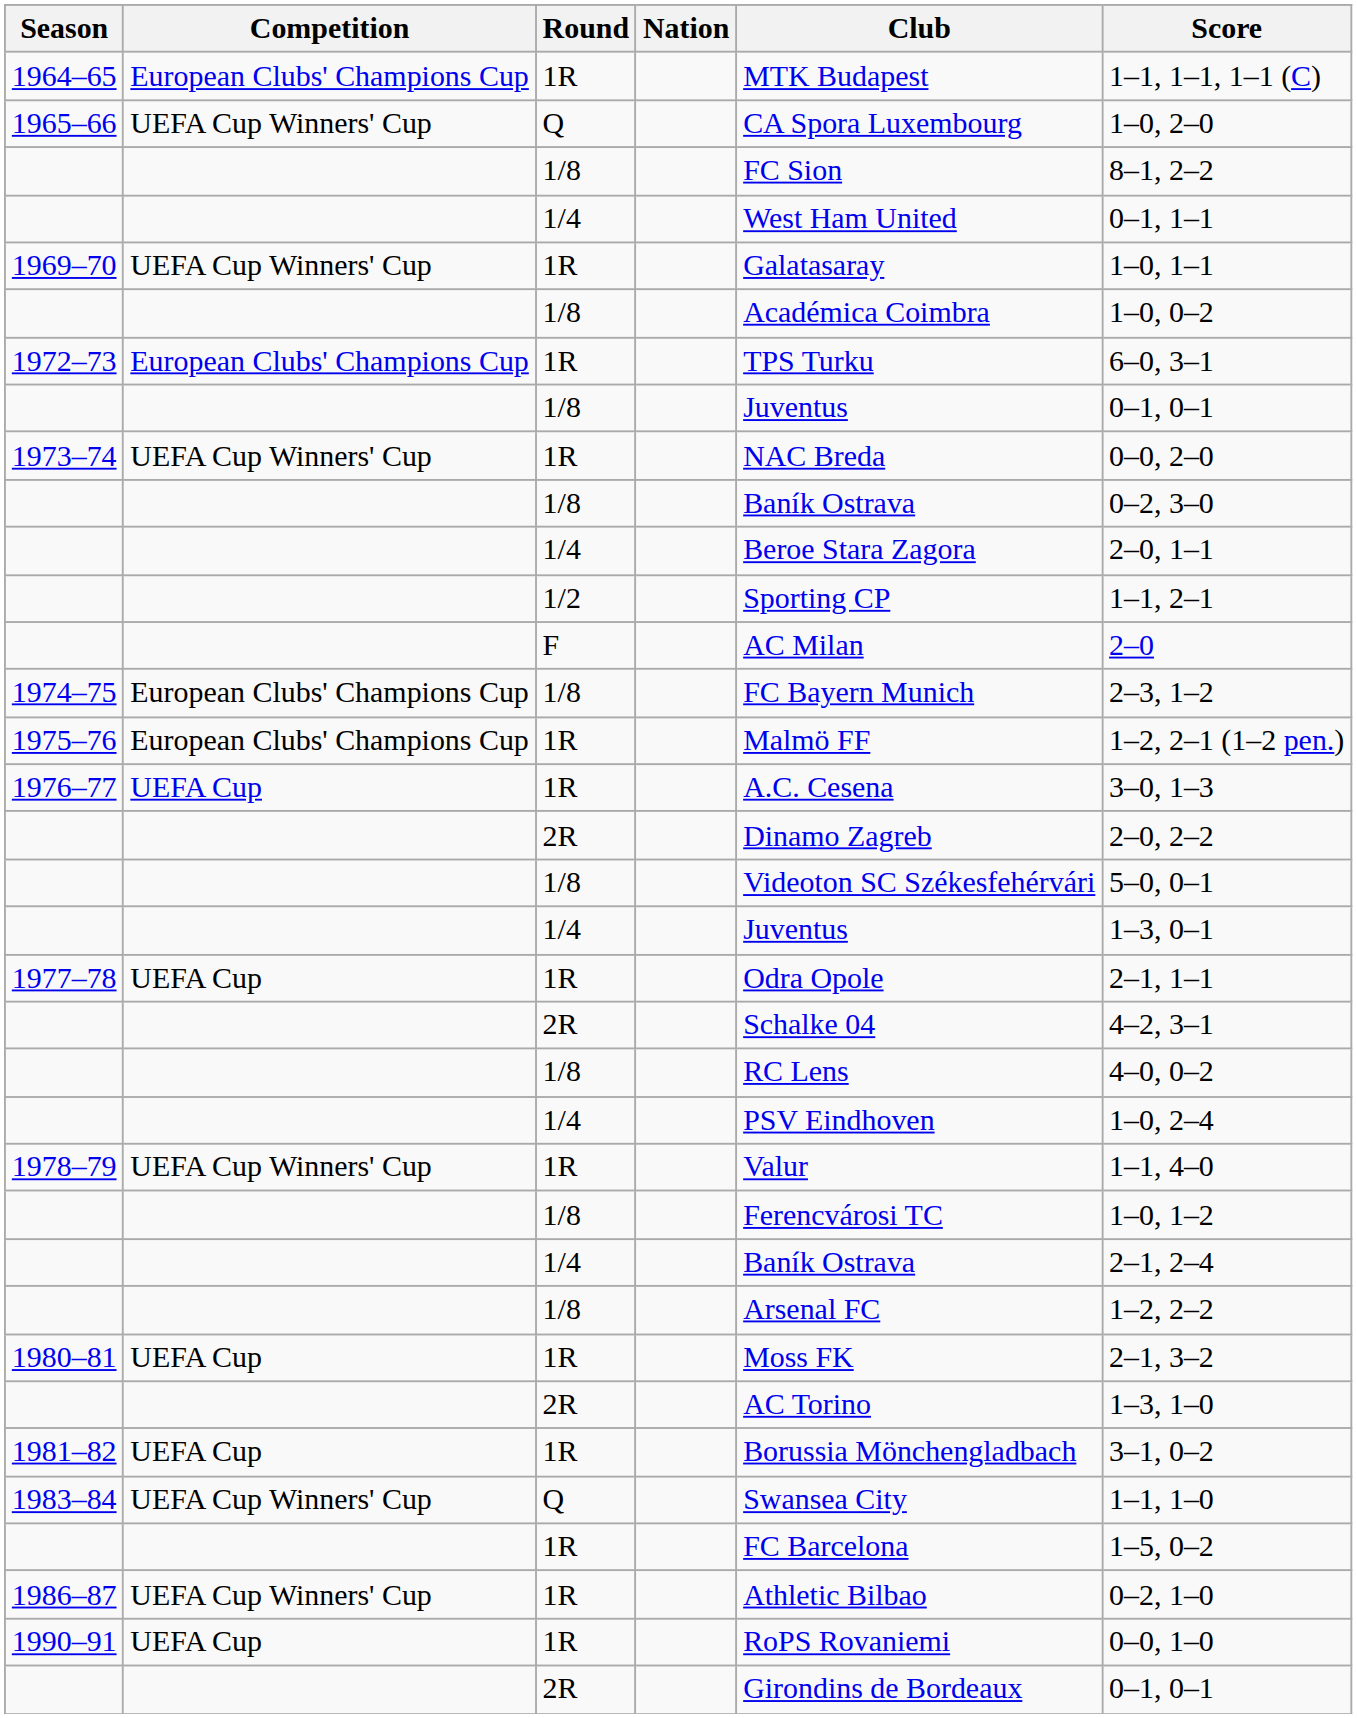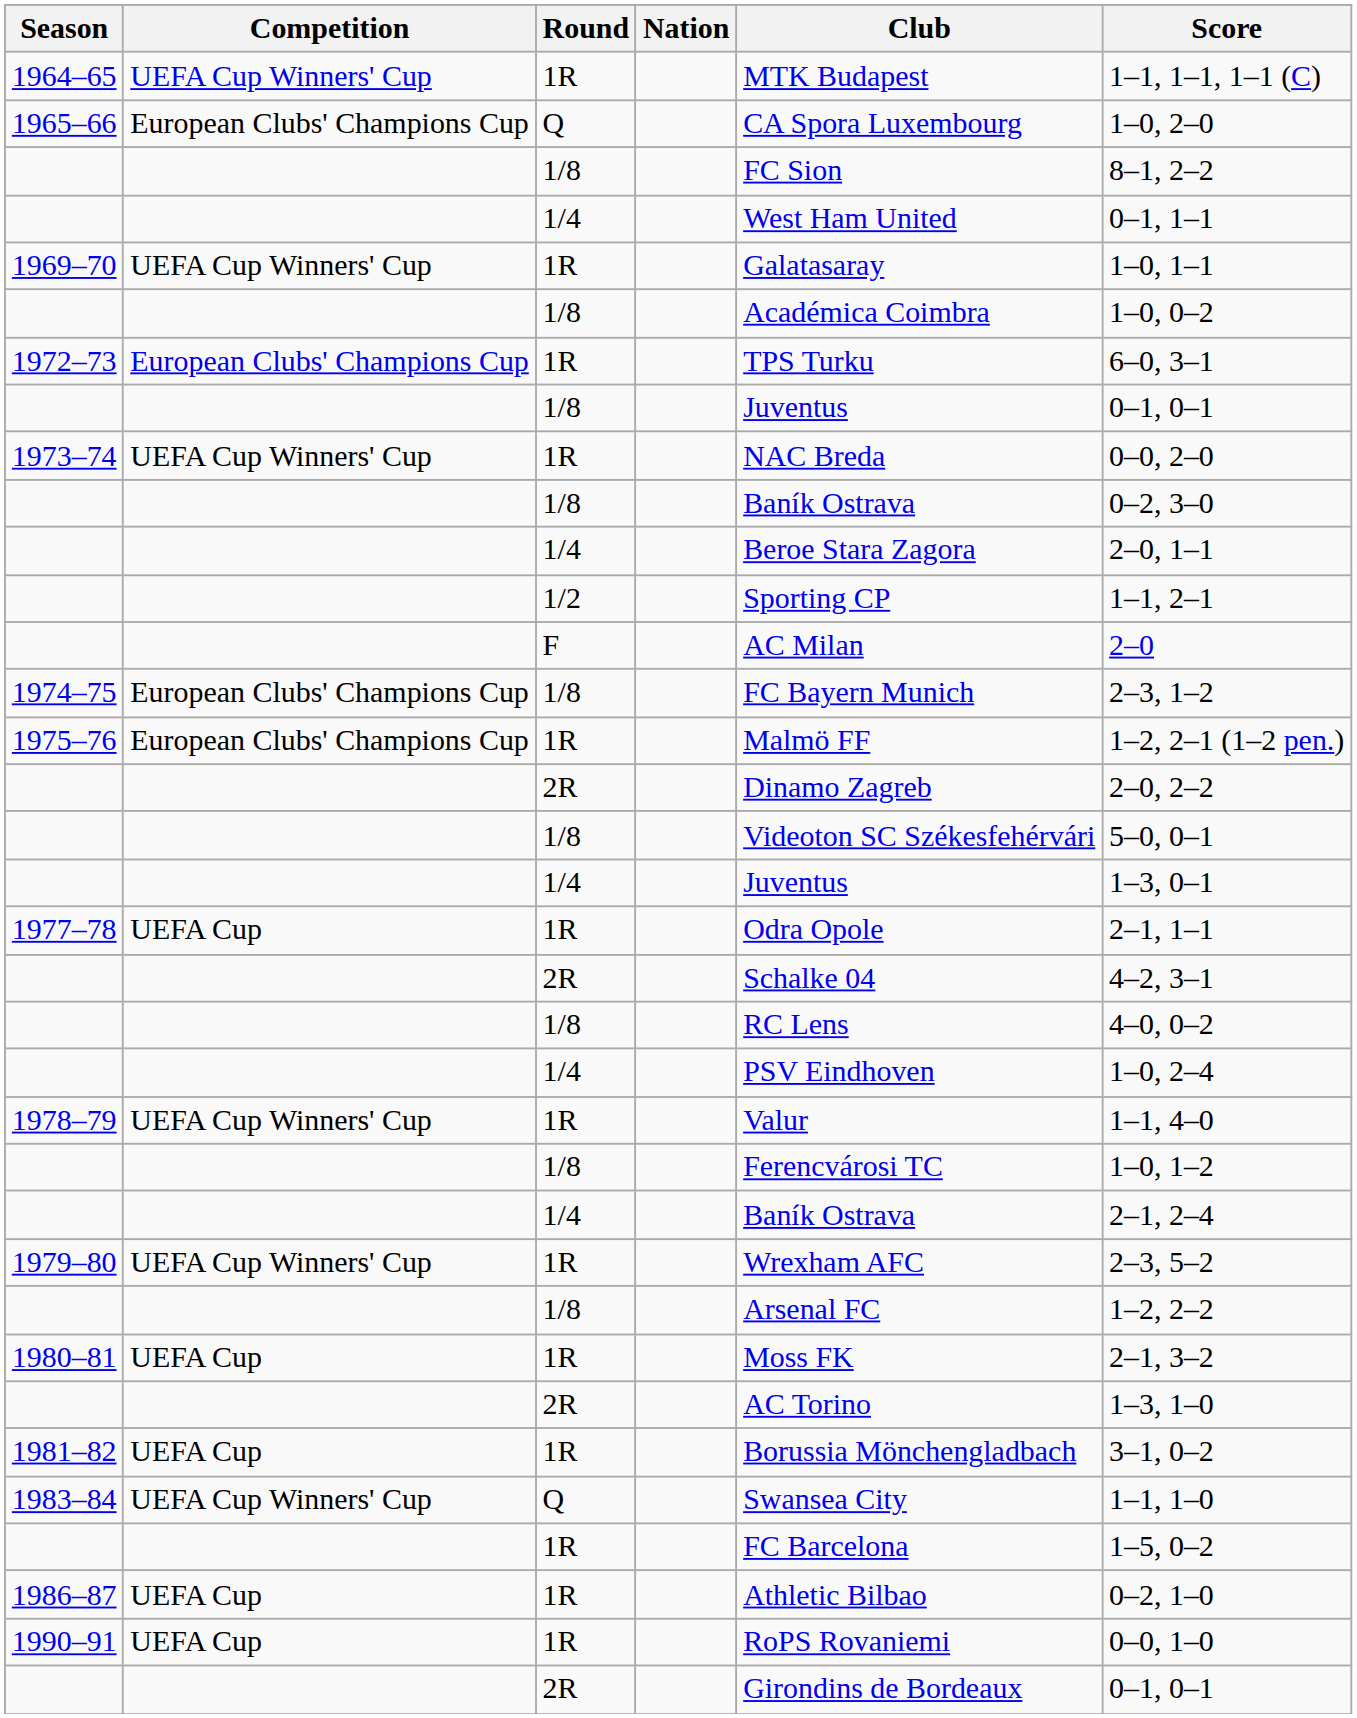(330, 75) European Clubs' Champions Cup -> (281, 75) UEFA Cup Winners' Cup
(281, 123) UEFA Cup Winners' Cup -> (330, 123) European Clubs' Champions Cup
- row: (64, 787)
+ row: (64, 1261)
(281, 1594) UEFA Cup Winners' Cup -> (196, 1594) UEFA Cup
